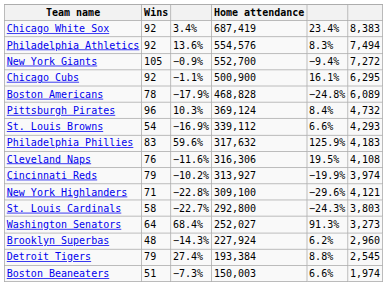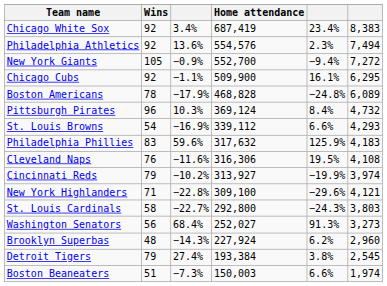(321, 45) 8.3% -> (321, 45) 2.3%
(235, 78) 500,900 -> (235, 78) 509,900
(150, 225) 64 -> (150, 225) 56
(321, 257) 8.8% -> (321, 257) 3.8%
